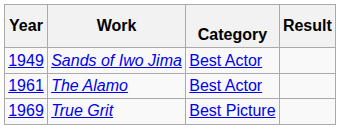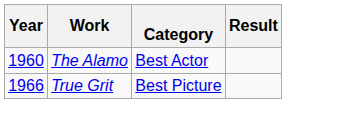- row: (117, 60)
(26, 85) 1961 -> (26, 60) 1960
(26, 111) 1969 -> (26, 85) 1966
